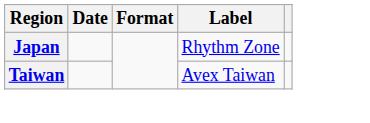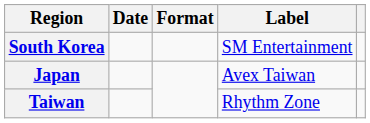+ row: (57, 46)
(231, 46) Rhythm Zone -> (268, 74) Avex Taiwan
(228, 74) Avex Taiwan -> (271, 103) Rhythm Zone
